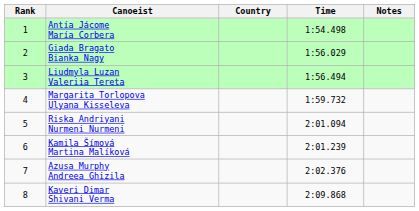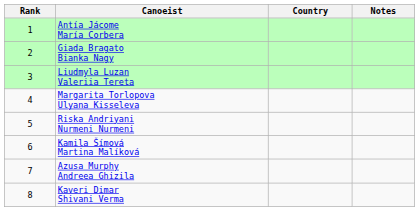- column: (325, 11)
